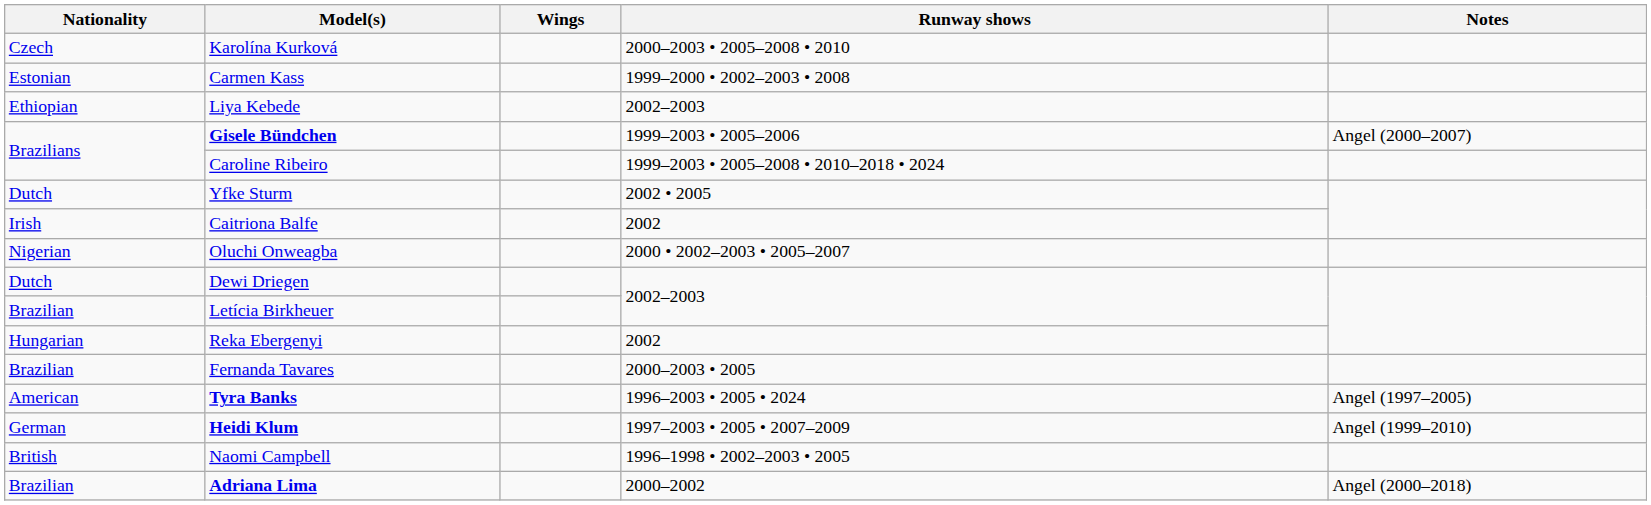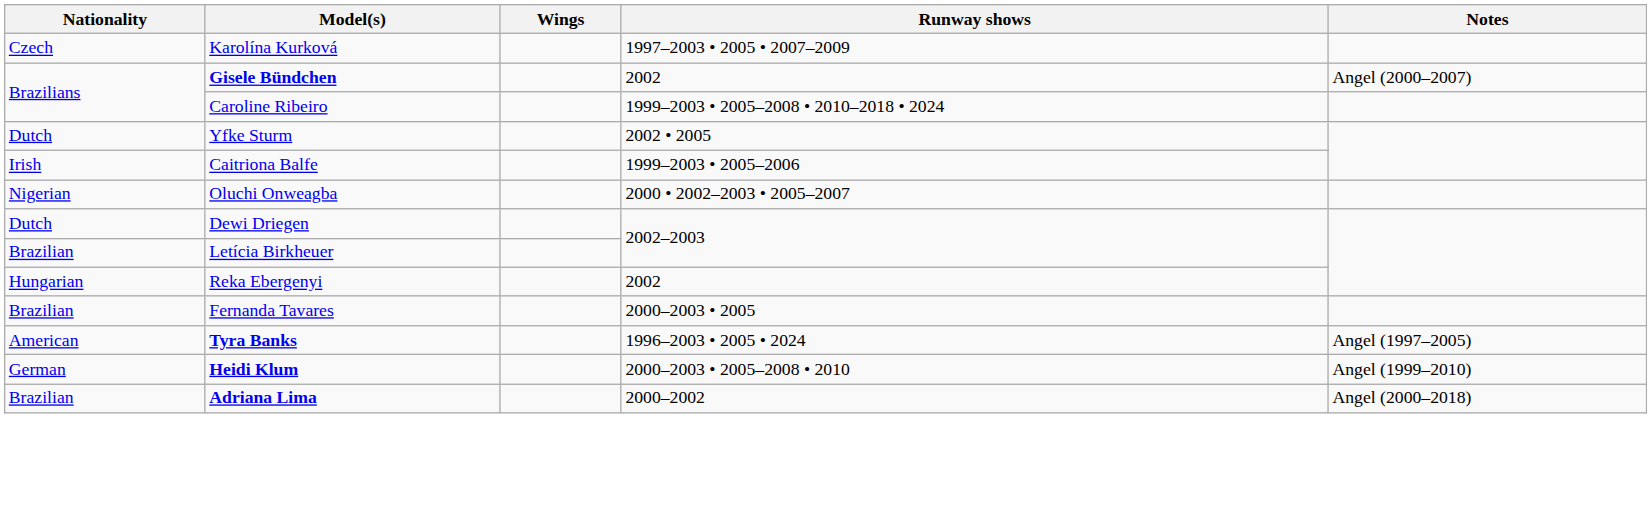(738, 47) 2000–2003 • 2005–2008 • 2010 -> (738, 47) 1997–2003 • 2005 • 2007–2009
- row: (257, 77)
- row: (255, 106)
(712, 135) 1999–2003 • 2005–2006 -> (643, 77) 2002
(643, 222) 2002 -> (712, 164) 1999–2003 • 2005–2006
(738, 427) 1997–2003 • 2005 • 2007–2009 -> (738, 368) 2000–2003 • 2005–2008 • 2010
- row: (270, 456)
